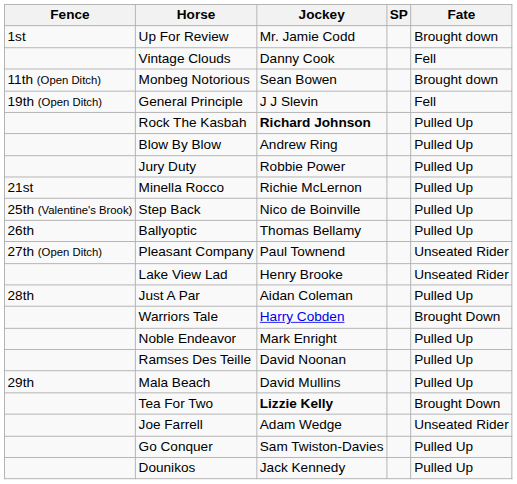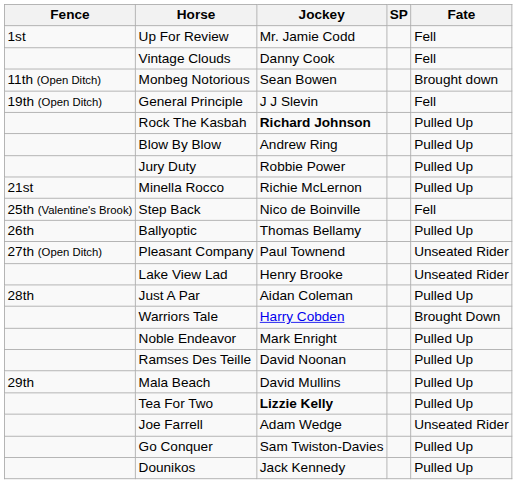(456, 36) Brought down -> (425, 36) Fell
(444, 209) Pulled Up -> (425, 209) Fell
(457, 403) Brought Down -> (444, 403) Pulled Up
